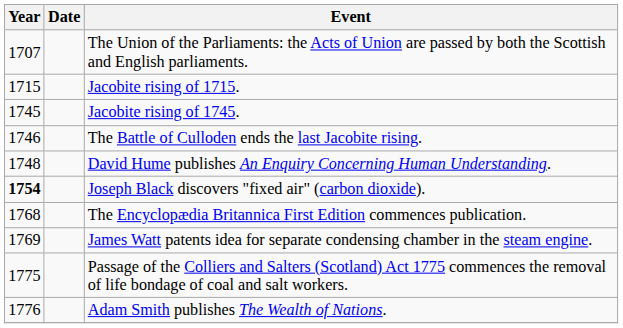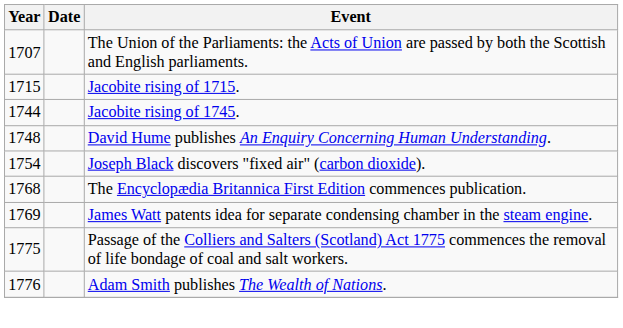(24, 112) 1745 -> (24, 112) 1744
- row: (255, 138)
(24, 189) bold -> (24, 163) normal
